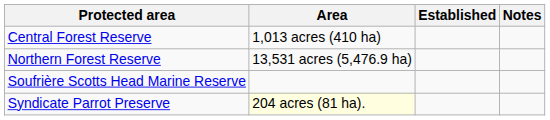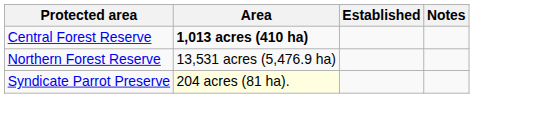(317, 37) normal -> (242, 37) bold
- row: (127, 81)
